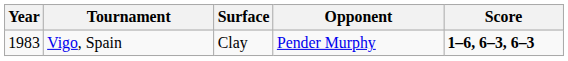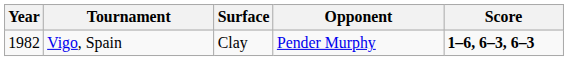(24, 42) 1983 -> (24, 42) 1982
